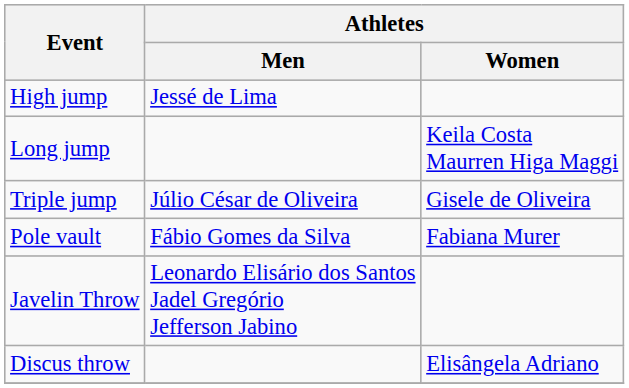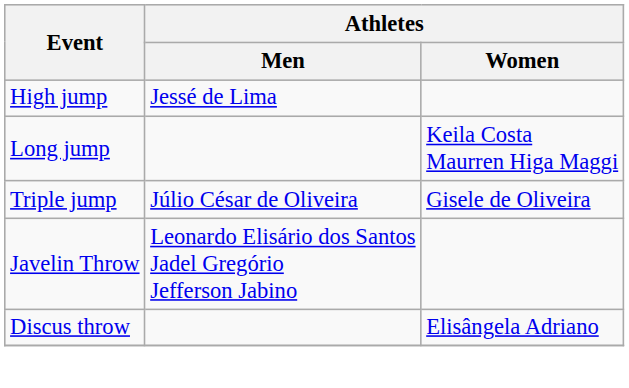- row: (56, 236)
